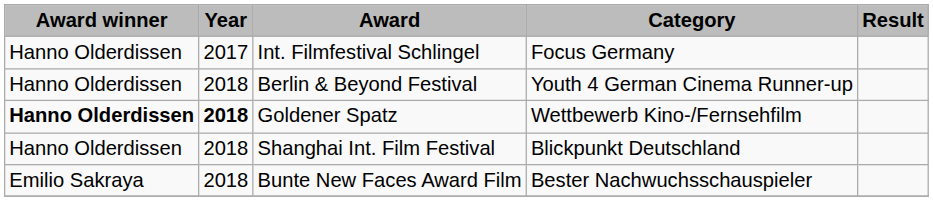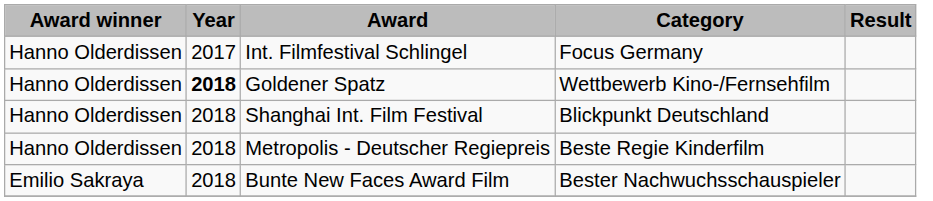- row: (367, 84)
(102, 116) bold -> (96, 84) normal
+ row: (398, 148)
